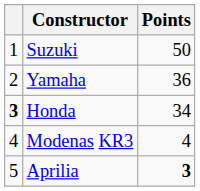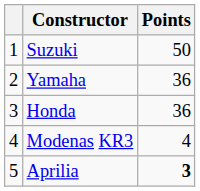(13, 110) bold -> (13, 110) normal
(182, 110) 34 -> (182, 110) 36
